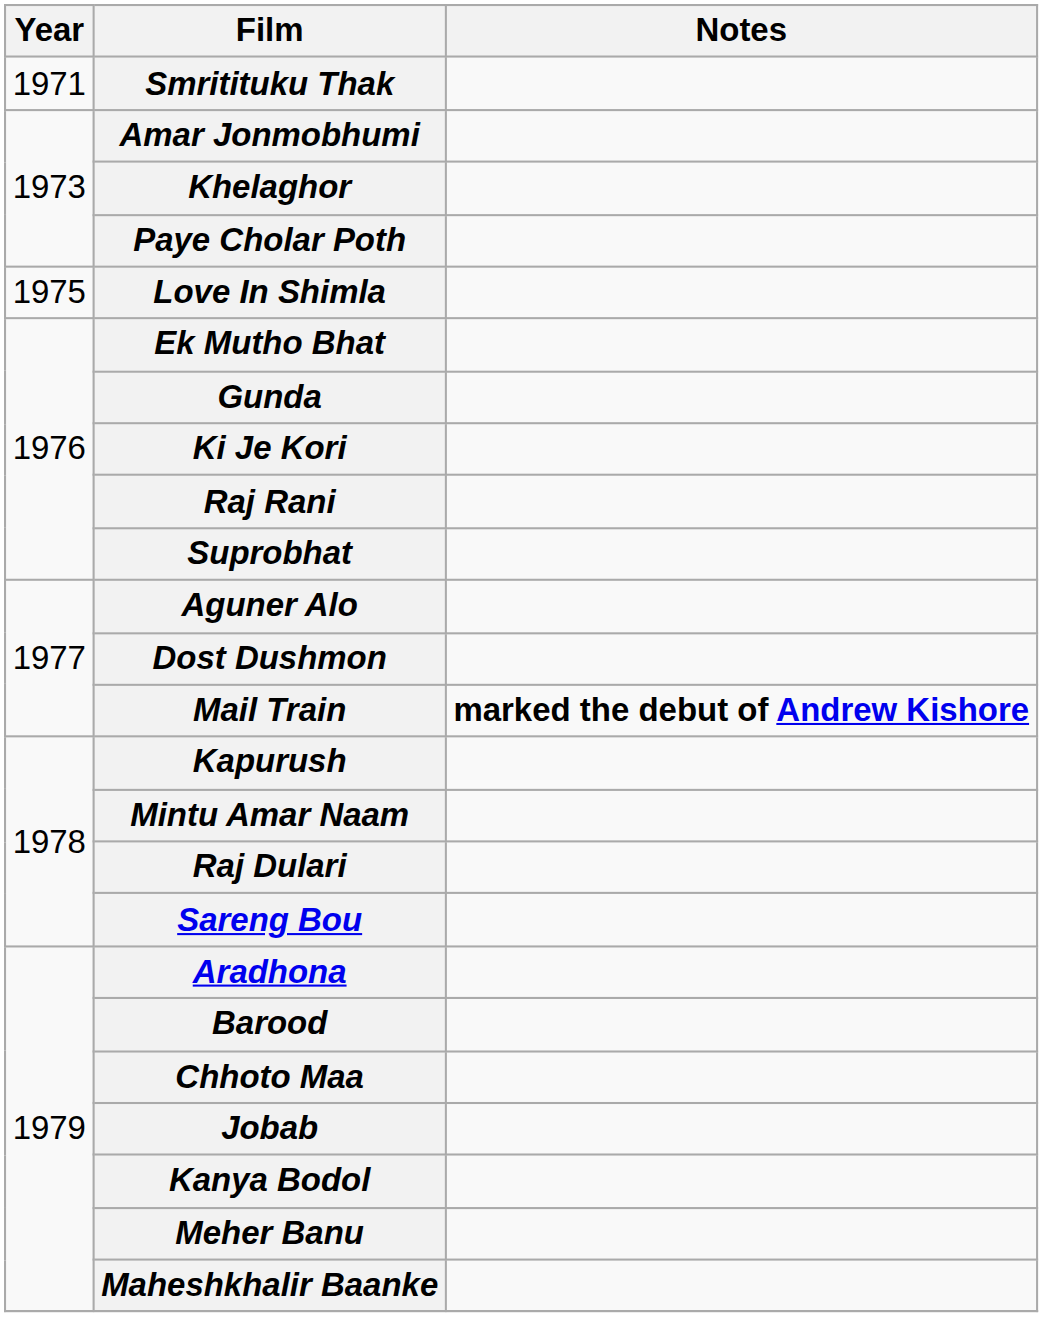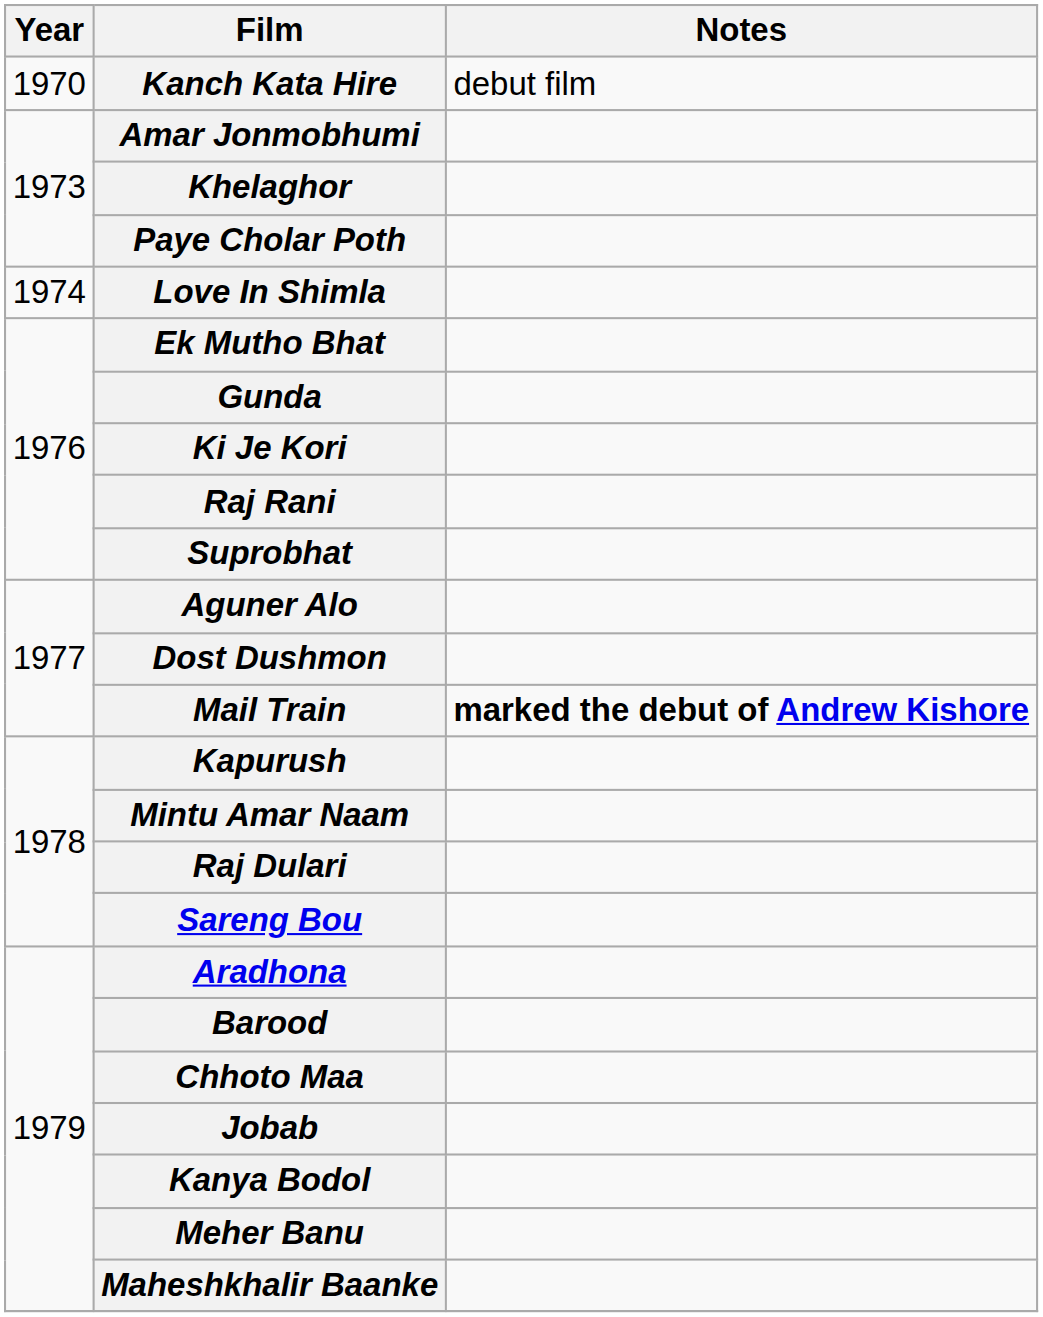+ row: (270, 82)
- row: (270, 82)
(49, 291) 1975 -> (49, 291) 1974
